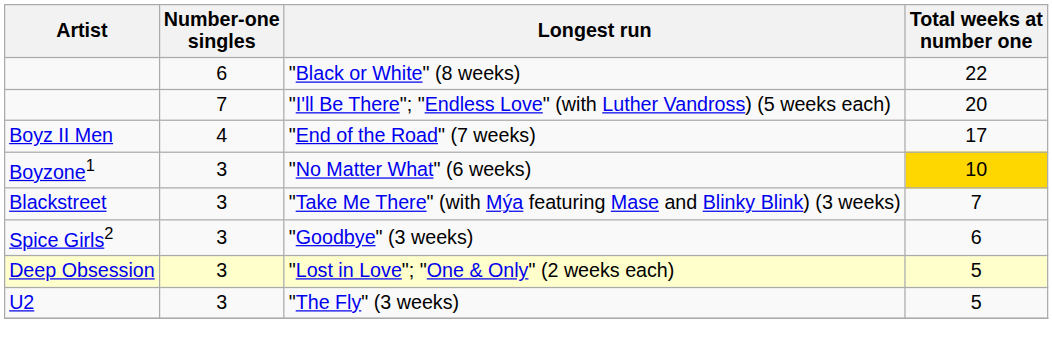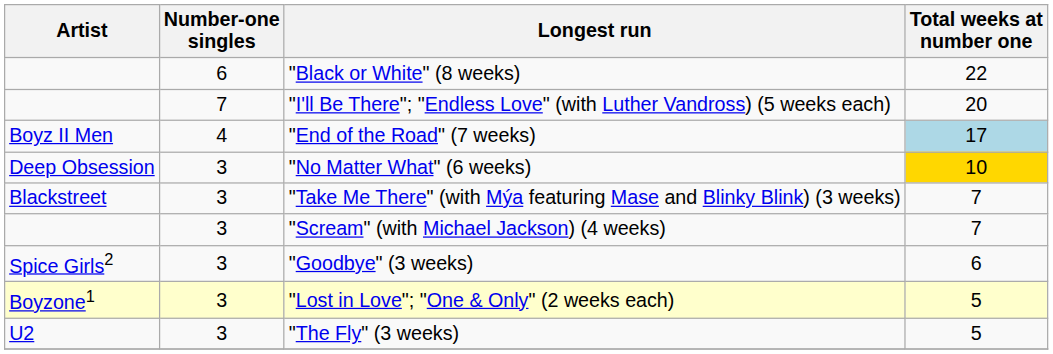(976, 135) no background -> (976, 135) lightblue background
(52, 169) Boyzone1 -> (82, 167) Deep Obsession
+ row: (477, 229)
(82, 271) Deep Obsession -> (52, 299) Boyzone1
